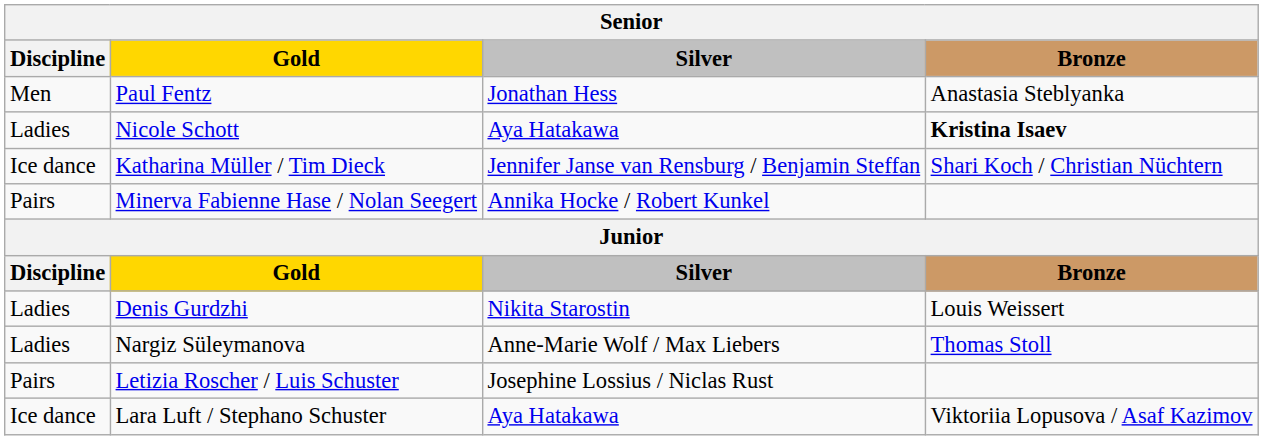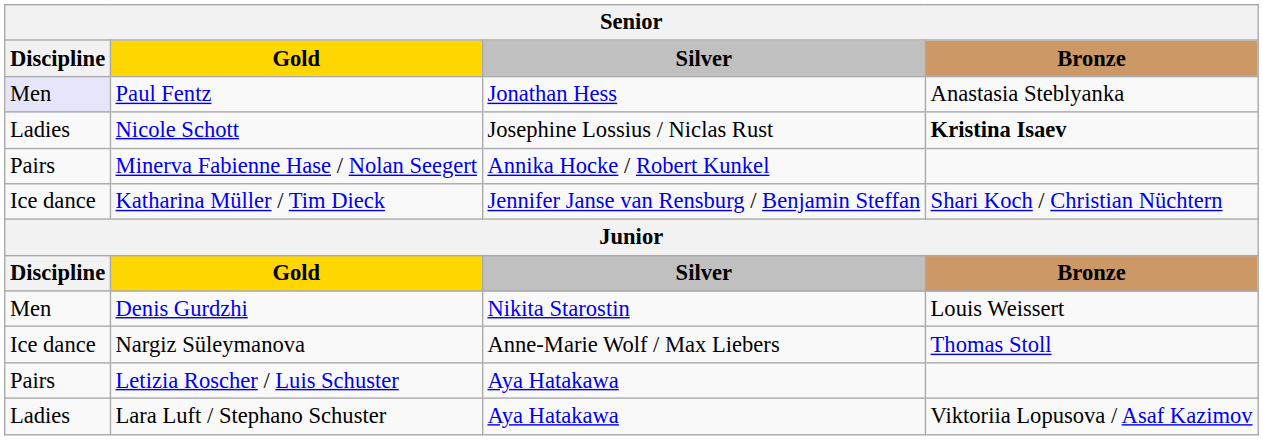(31, 93) no background -> (31, 93) lavender background
(553, 129) Aya Hatakawa -> (630, 129) Josephine Lossius / Niclas Rust
rows swapped: (296, 201) <-> (250, 165)
(40, 308) Ladies -> (31, 308) Men
(40, 344) Ladies -> (53, 344) Ice dance
(630, 380) Josephine Lossius / Niclas Rust -> (553, 380) Aya Hatakawa
(53, 415) Ice dance -> (40, 415) Ladies
